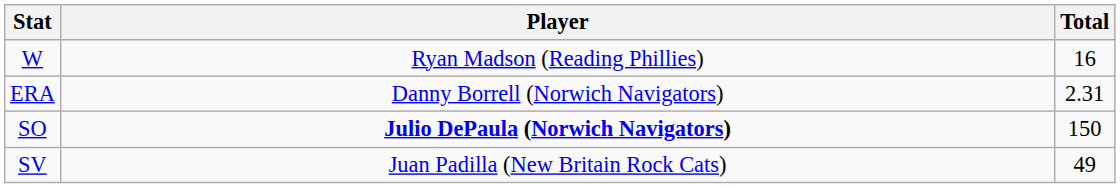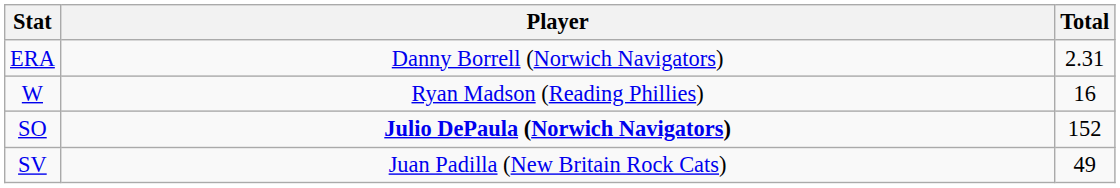rows swapped: (32, 57) <-> (32, 93)
(1085, 128) 150 -> (1085, 128) 152
